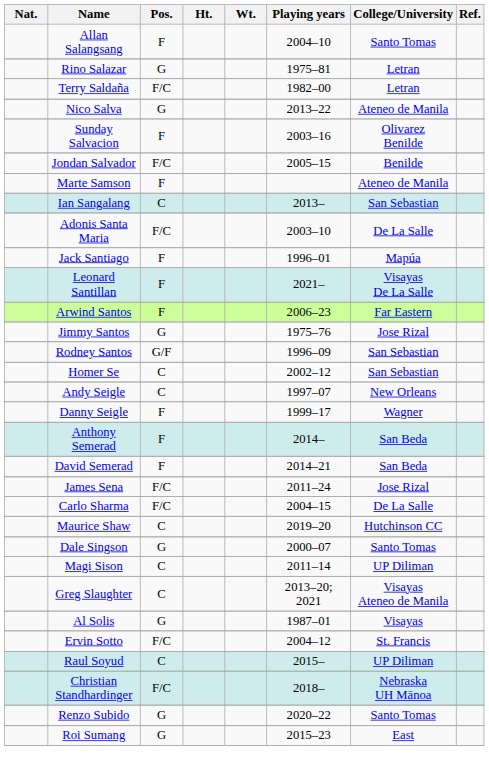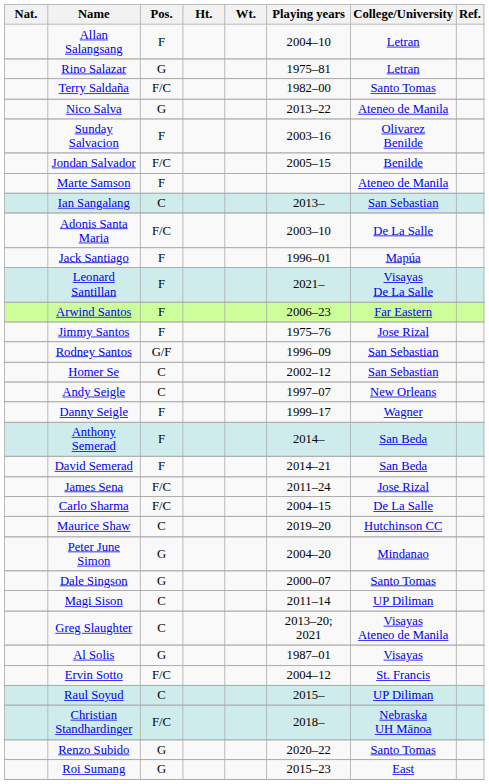(403, 41) Santo Tomas -> (403, 41) Letran
(403, 88) Letran -> (403, 88) Santo Tomas
(162, 332) G -> (162, 332) F
+ row: (94, 553)
